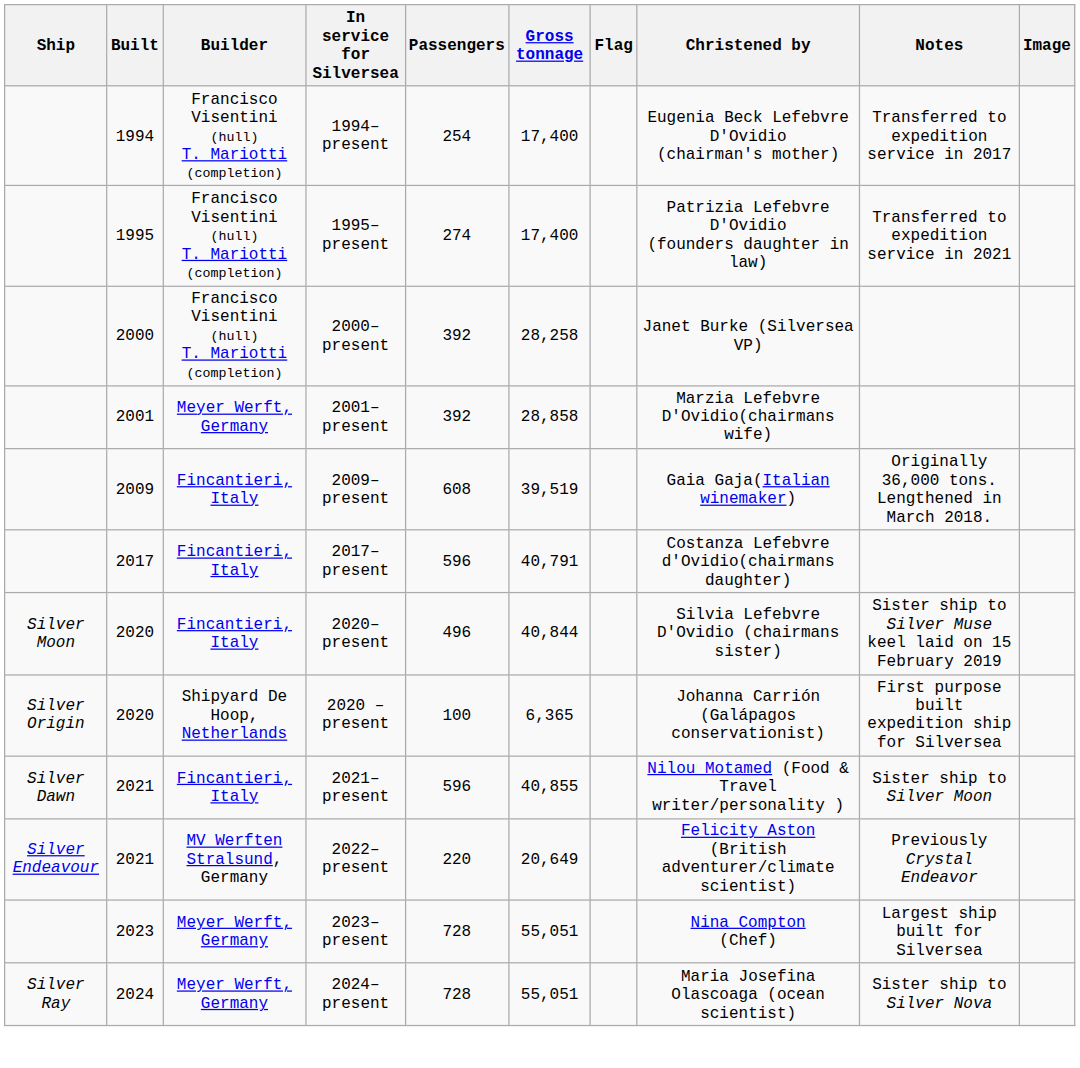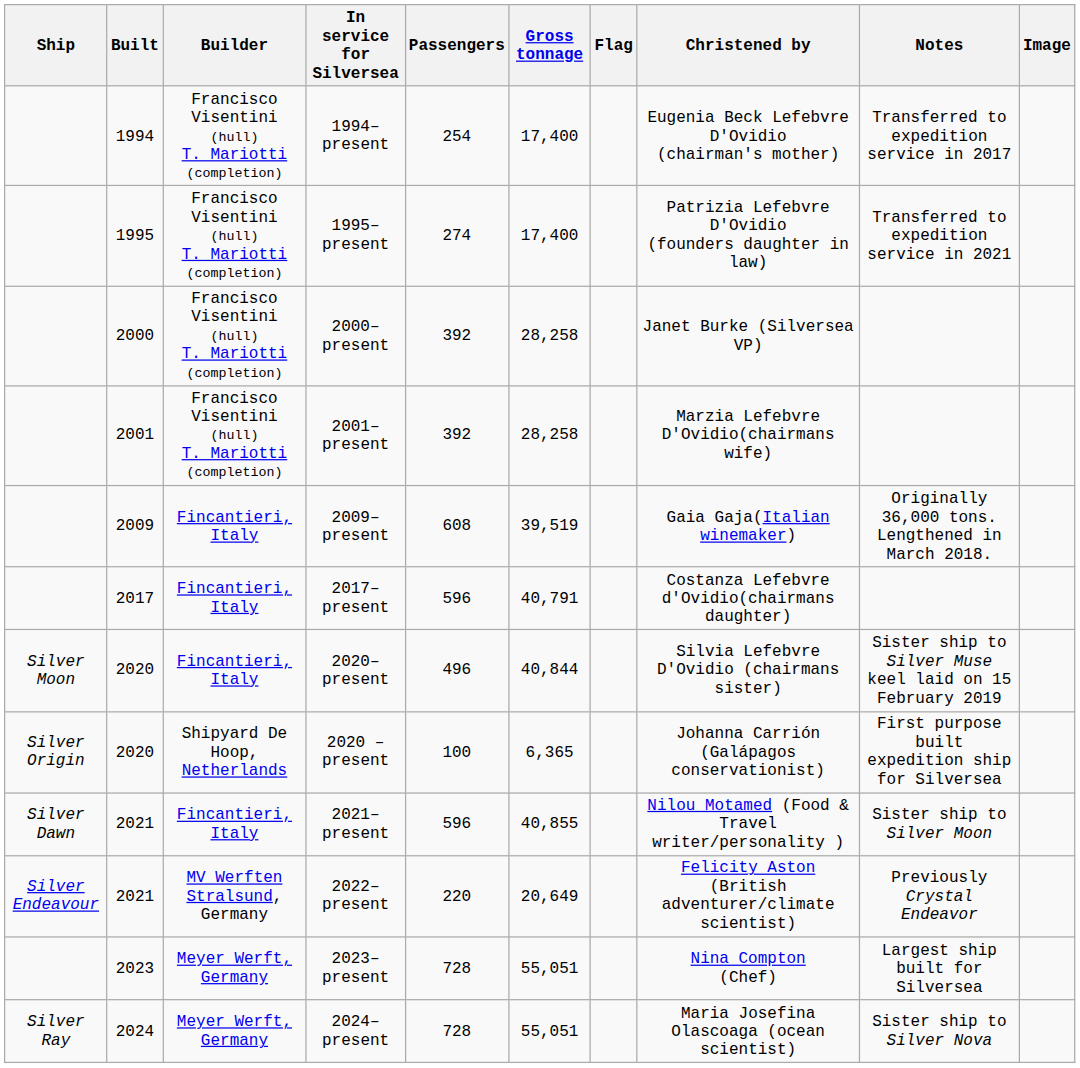(234, 417) Meyer Werft, Germany -> (234, 435) Francisco Visentini (hull) T. Mariotti (completion)
(550, 417) 28,858 -> (550, 436) 28,258
